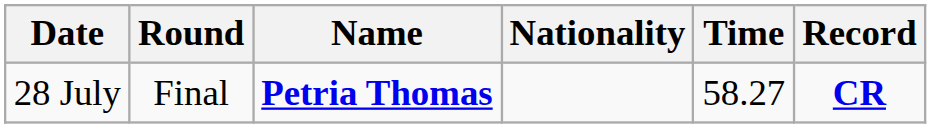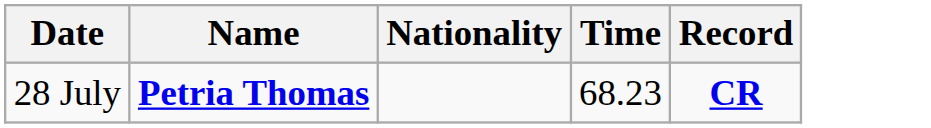- column: (191, 33)
(744, 92) 58.27 -> (620, 92) 68.23
